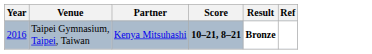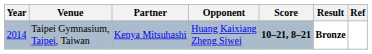+ column: (224, 13)
(17, 35) 2016 -> (17, 35) 2014
